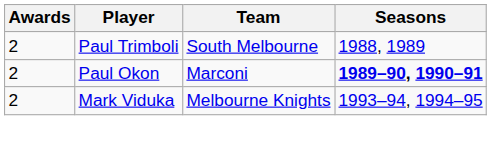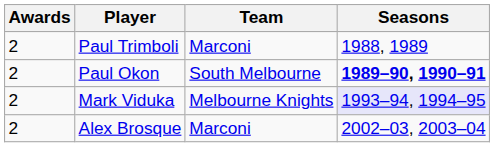(252, 45) South Melbourne -> (220, 45) Marconi
(217, 73) Marconi -> (255, 73) South Melbourne
(411, 100) no background -> (413, 100) lavender background
+ row: (130, 127)
